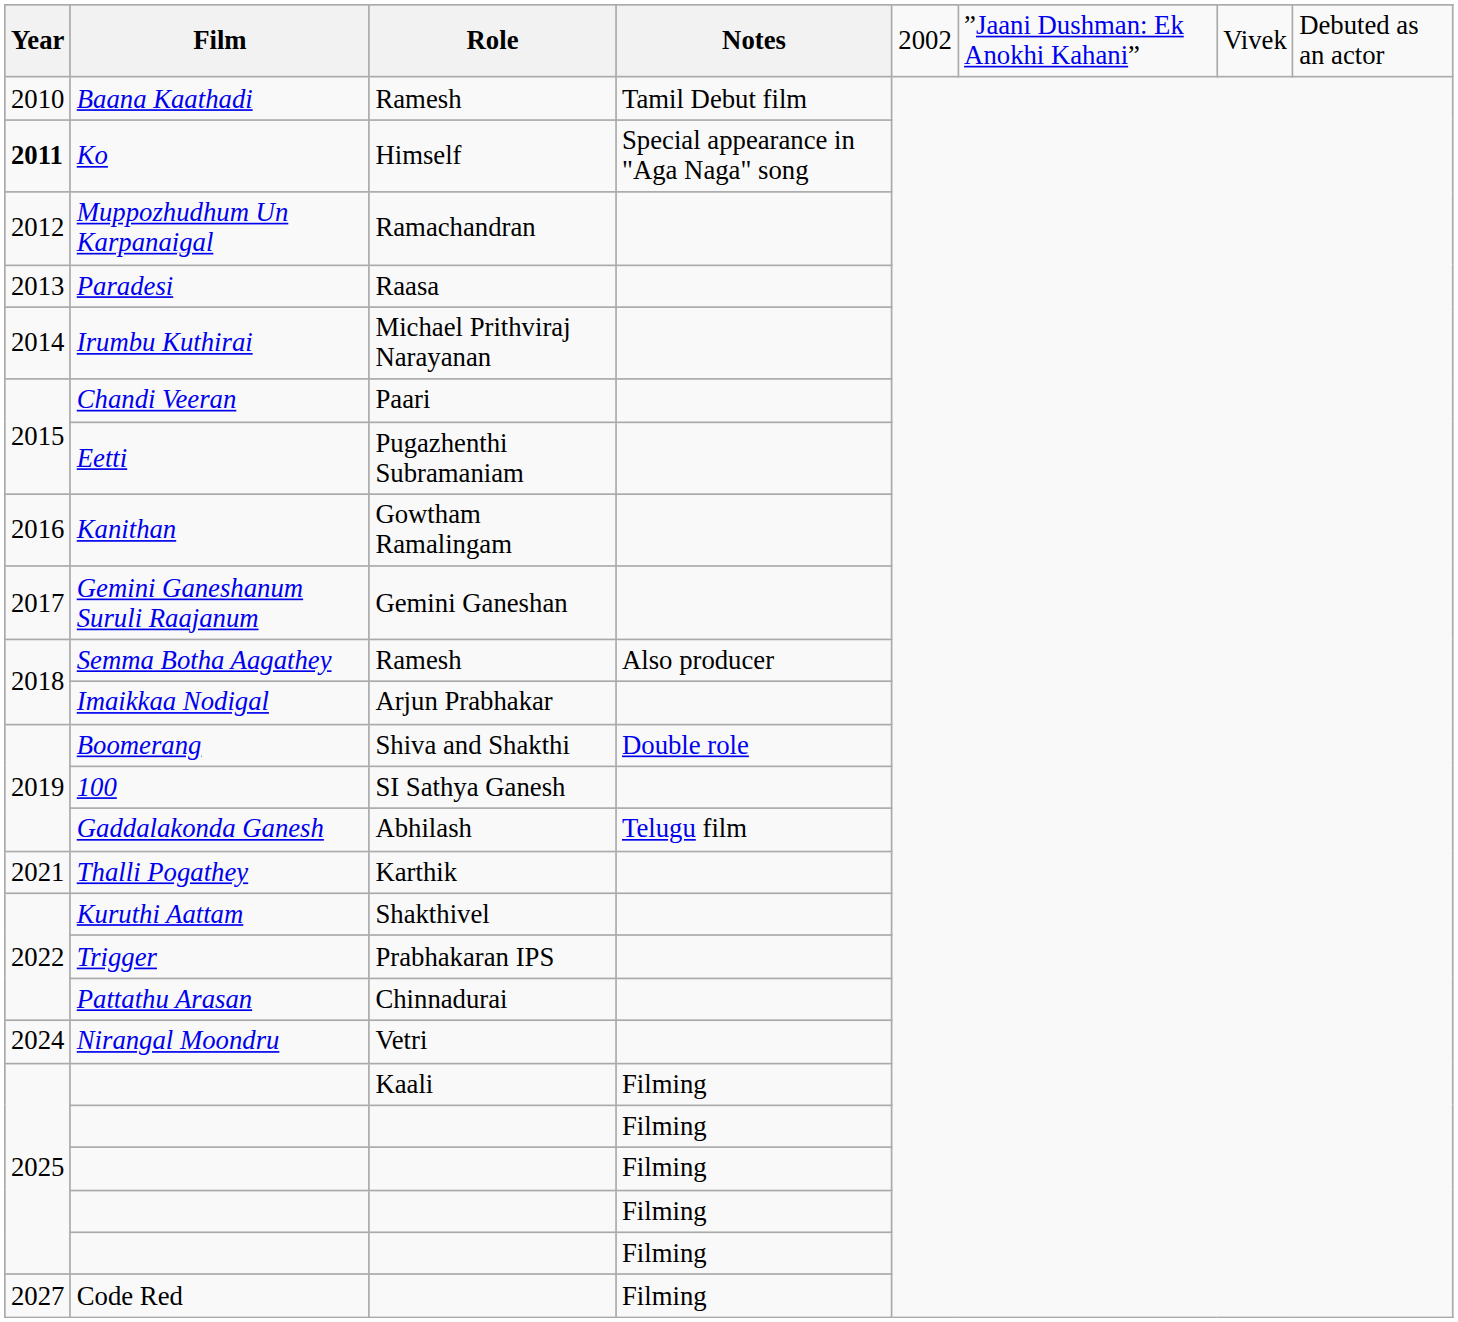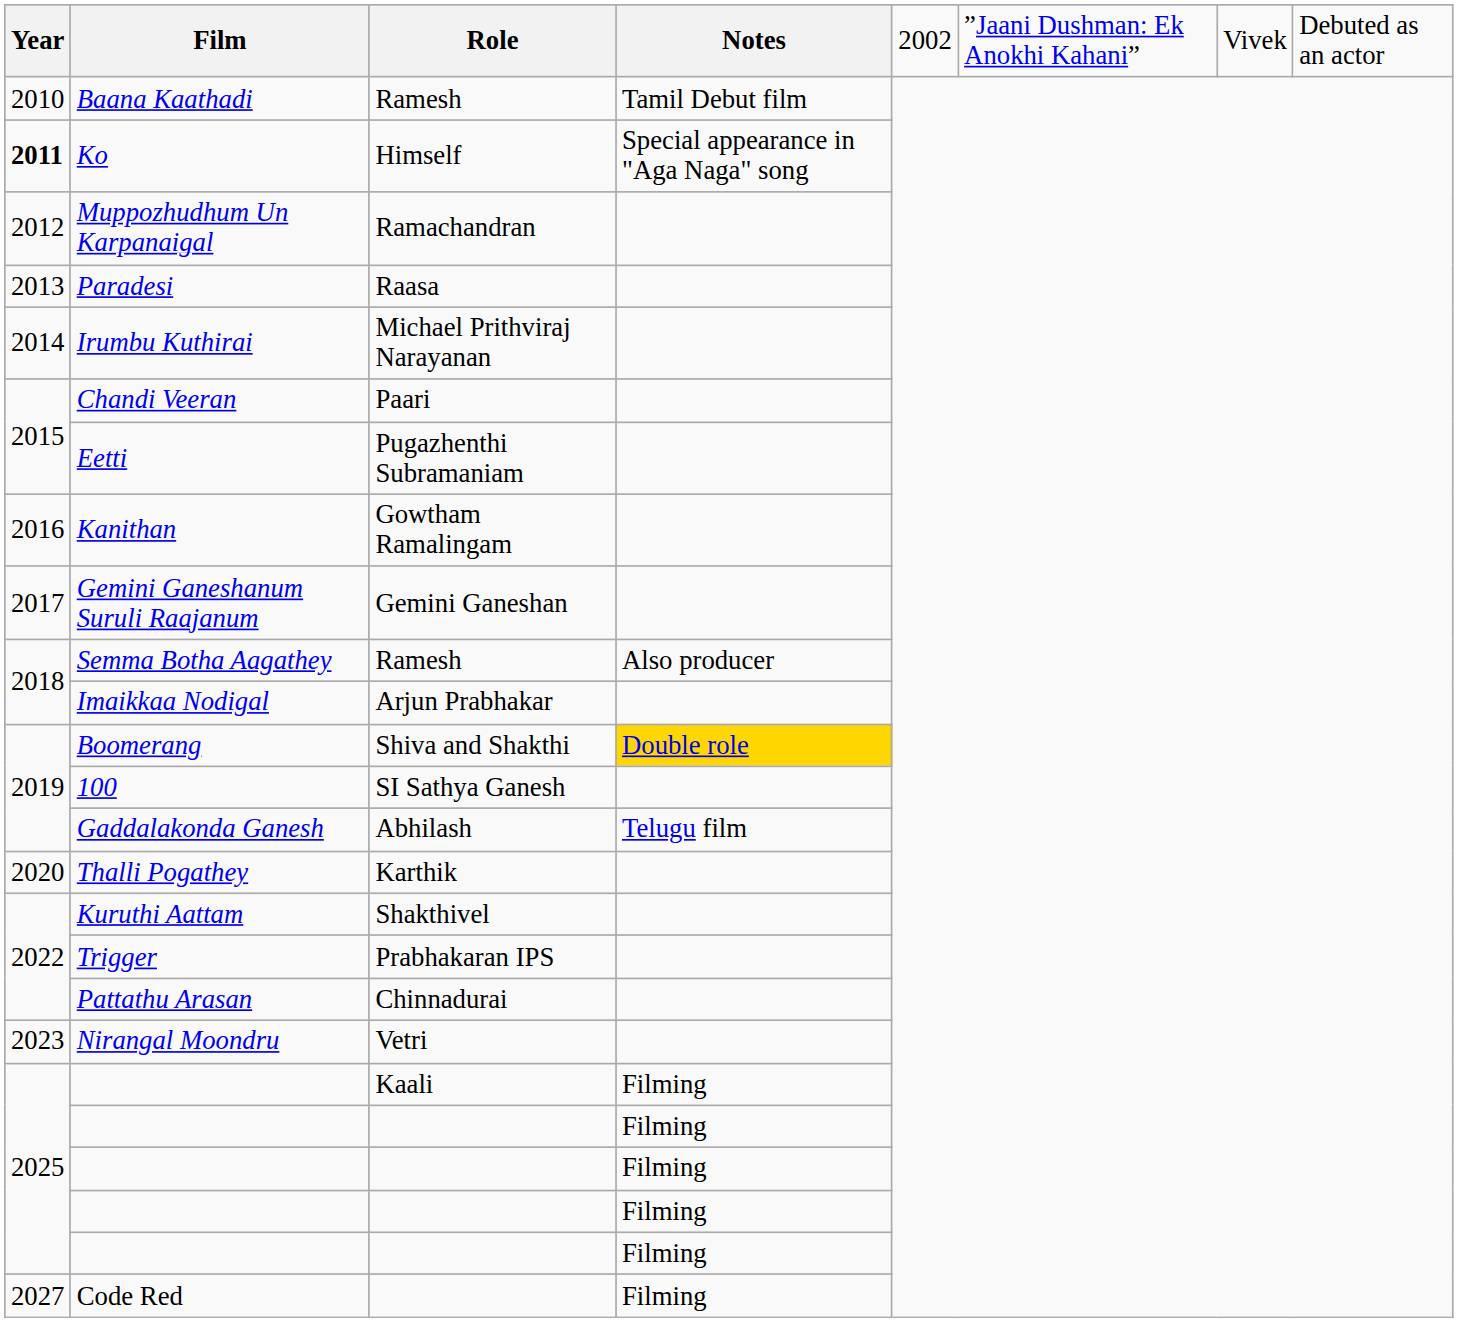(685, 744) no background -> (685, 744) gold background
(38, 871) 2021 -> (38, 871) 2020
(38, 1041) 2024 -> (38, 1041) 2023
